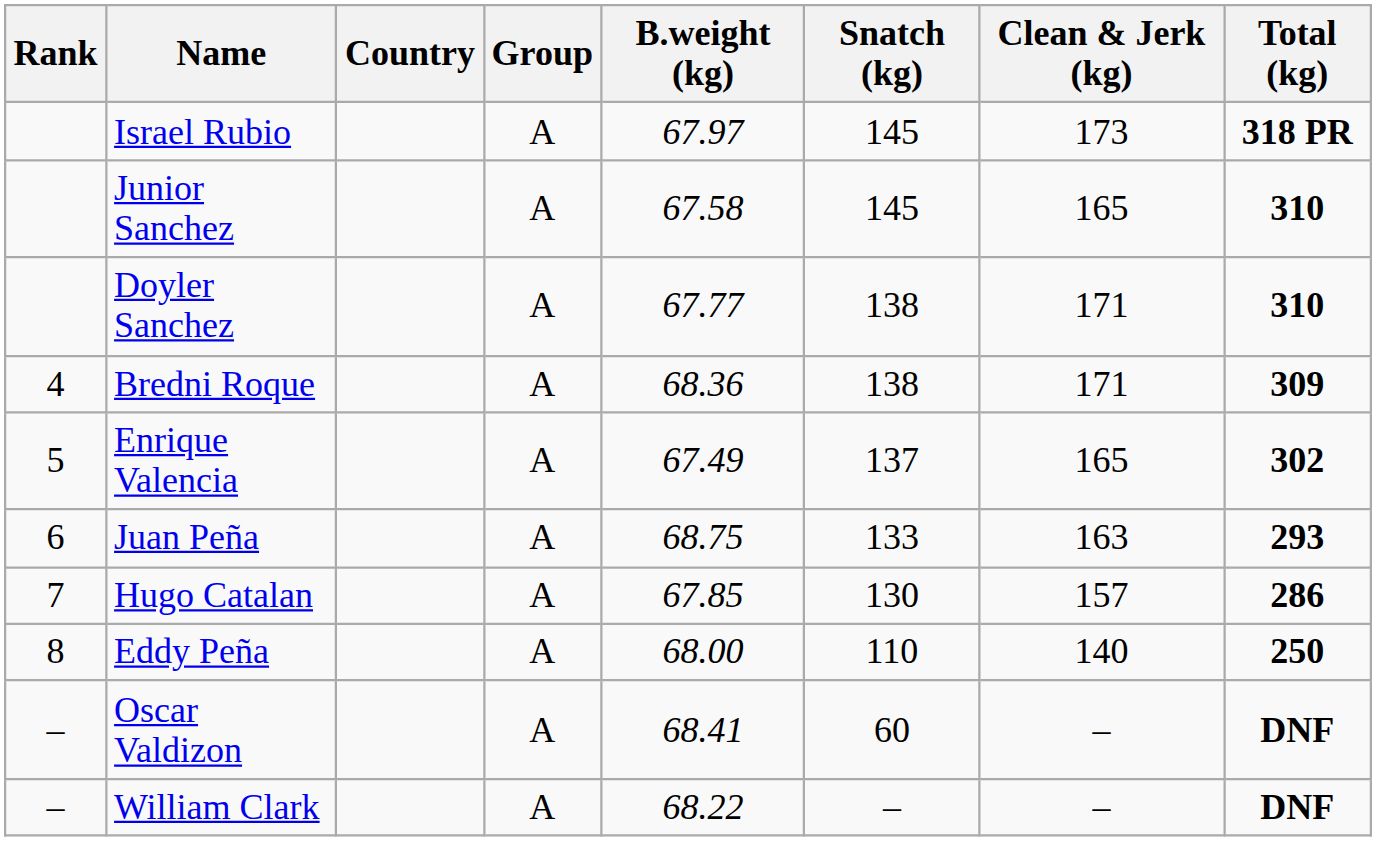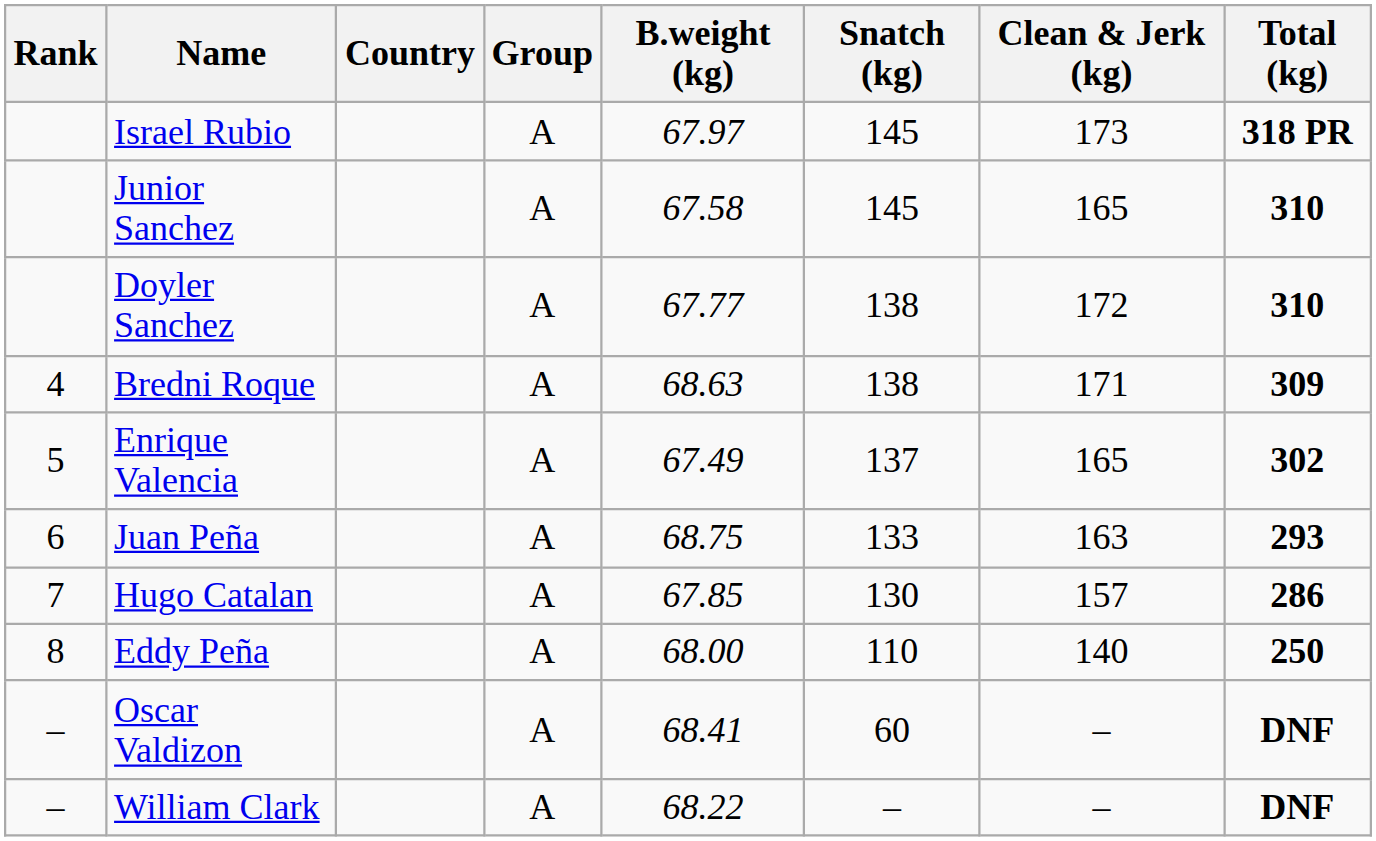(1101, 305) 171 -> (1101, 305) 172
(703, 382) 68.36 -> (703, 382) 68.63
